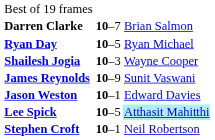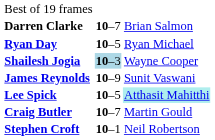(108, 60) no background -> (108, 60) lightblue background
- row: (41, 95)
+ row: (38, 112)
